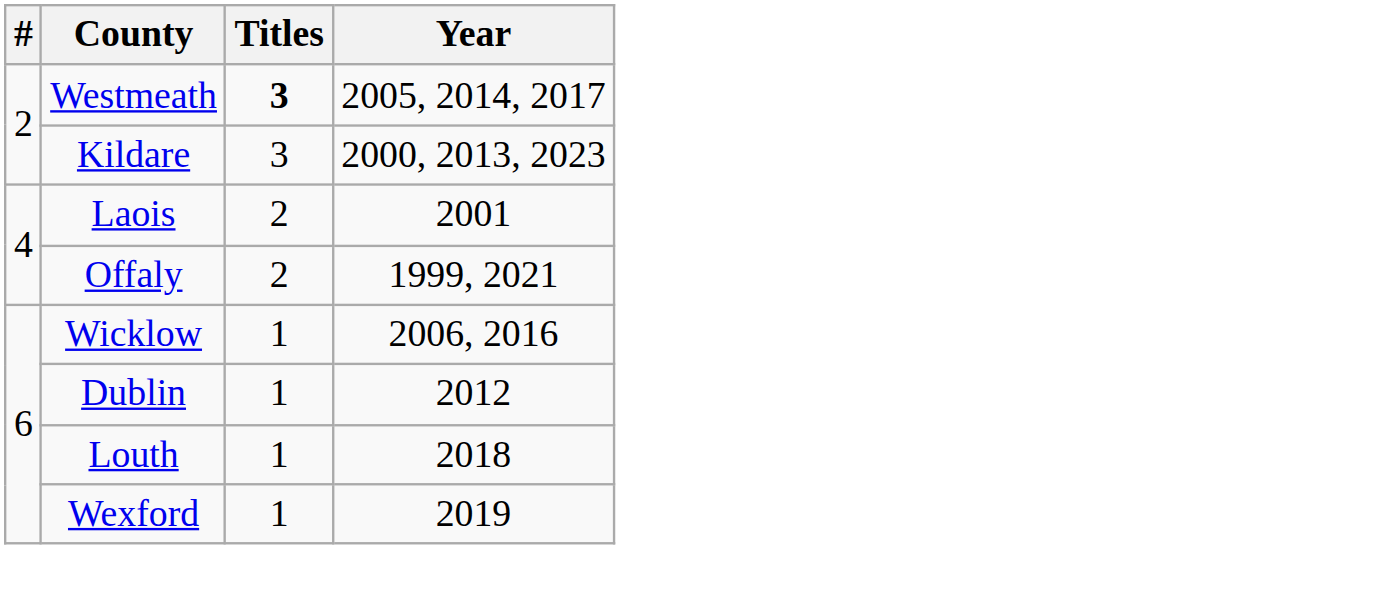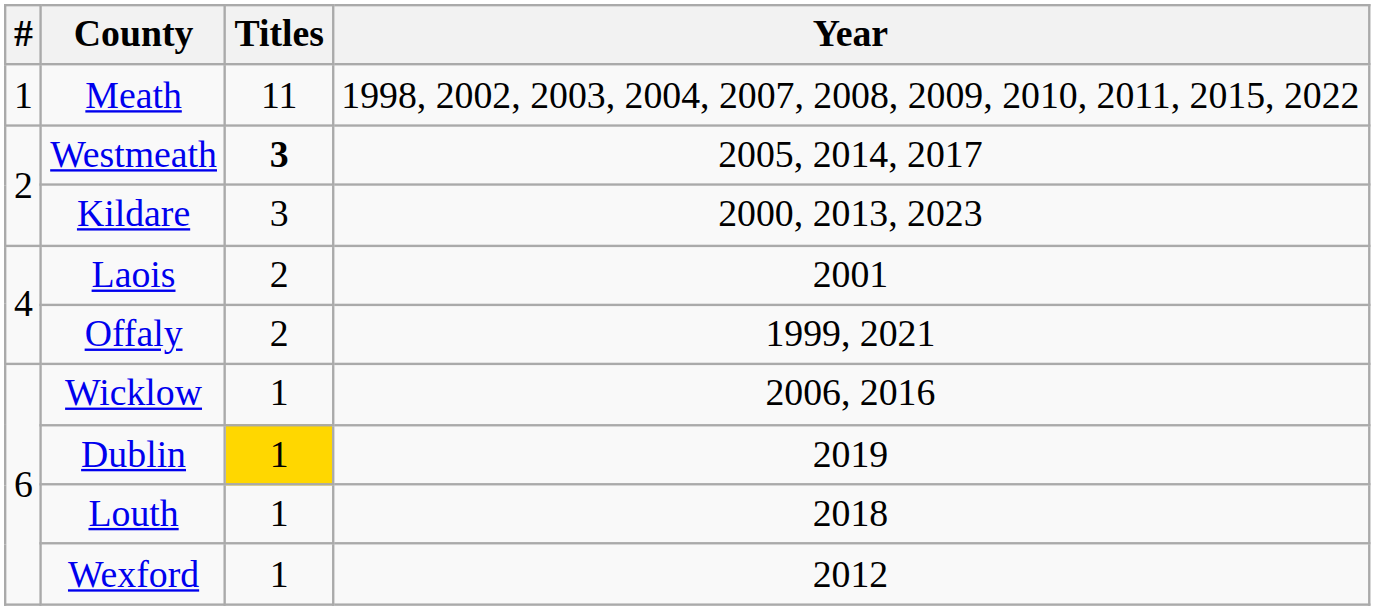+ row: (134, 94)
(279, 393) no background -> (279, 453) gold background
(473, 393) 2012 -> (850, 453) 2019
(473, 513) 2019 -> (850, 573) 2012
